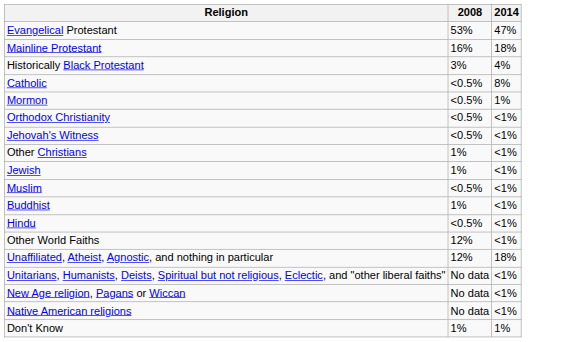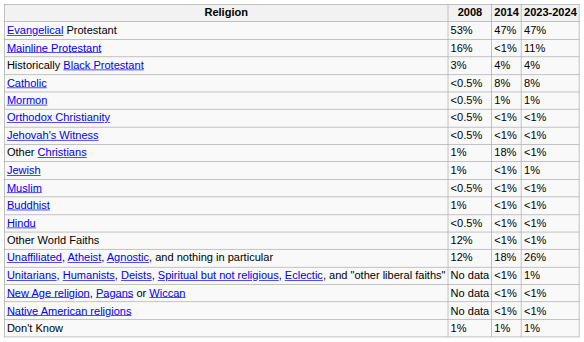+ column: (550, 13)
(505, 48) 18% -> (506, 48) <1%
(506, 153) <1% -> (505, 153) 18%
